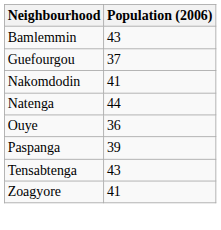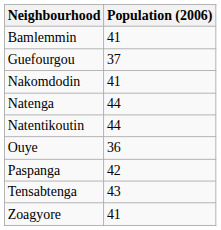(114, 37) 43 -> (114, 37) 41
+ row: (46, 125)
(114, 147) 39 -> (114, 170) 42
